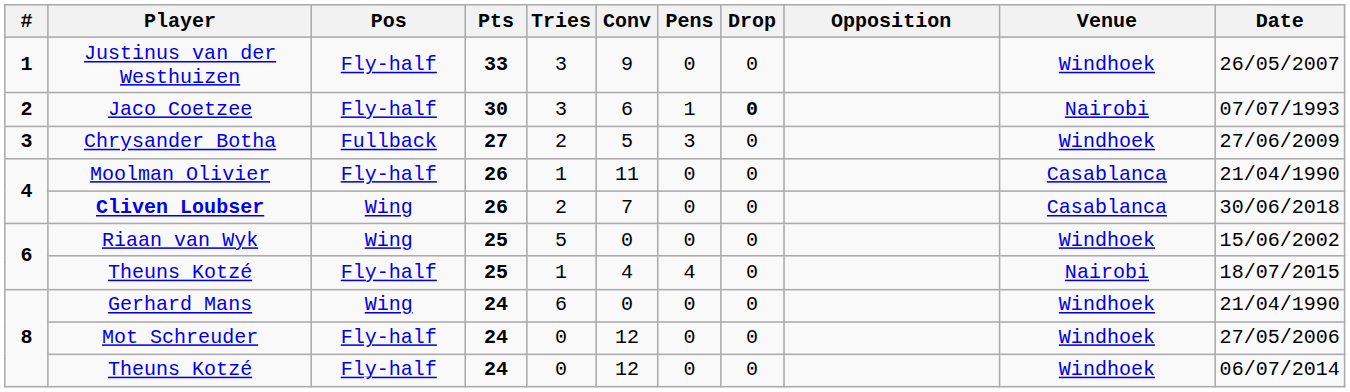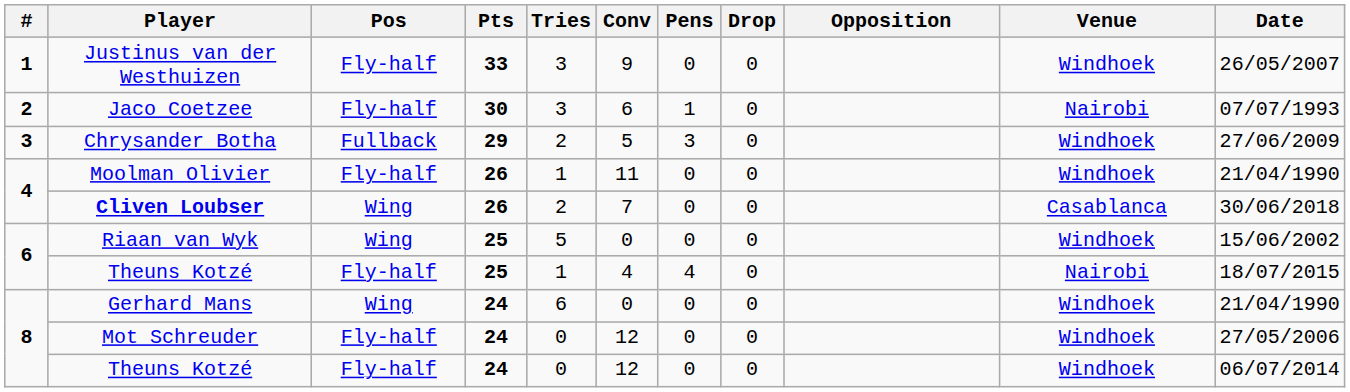(752, 109) bold -> (752, 109) normal
(496, 142) 27 -> (496, 142) 29
(1107, 175) Casablanca -> (1107, 175) Windhoek
